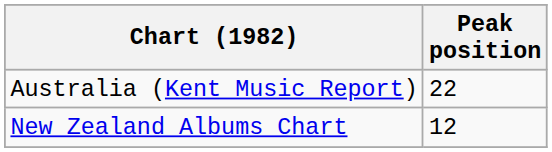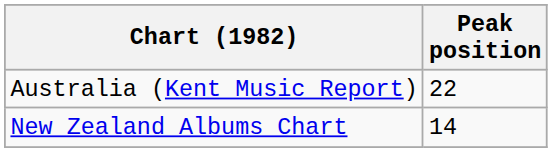(443, 127) 12 -> (443, 127) 14
